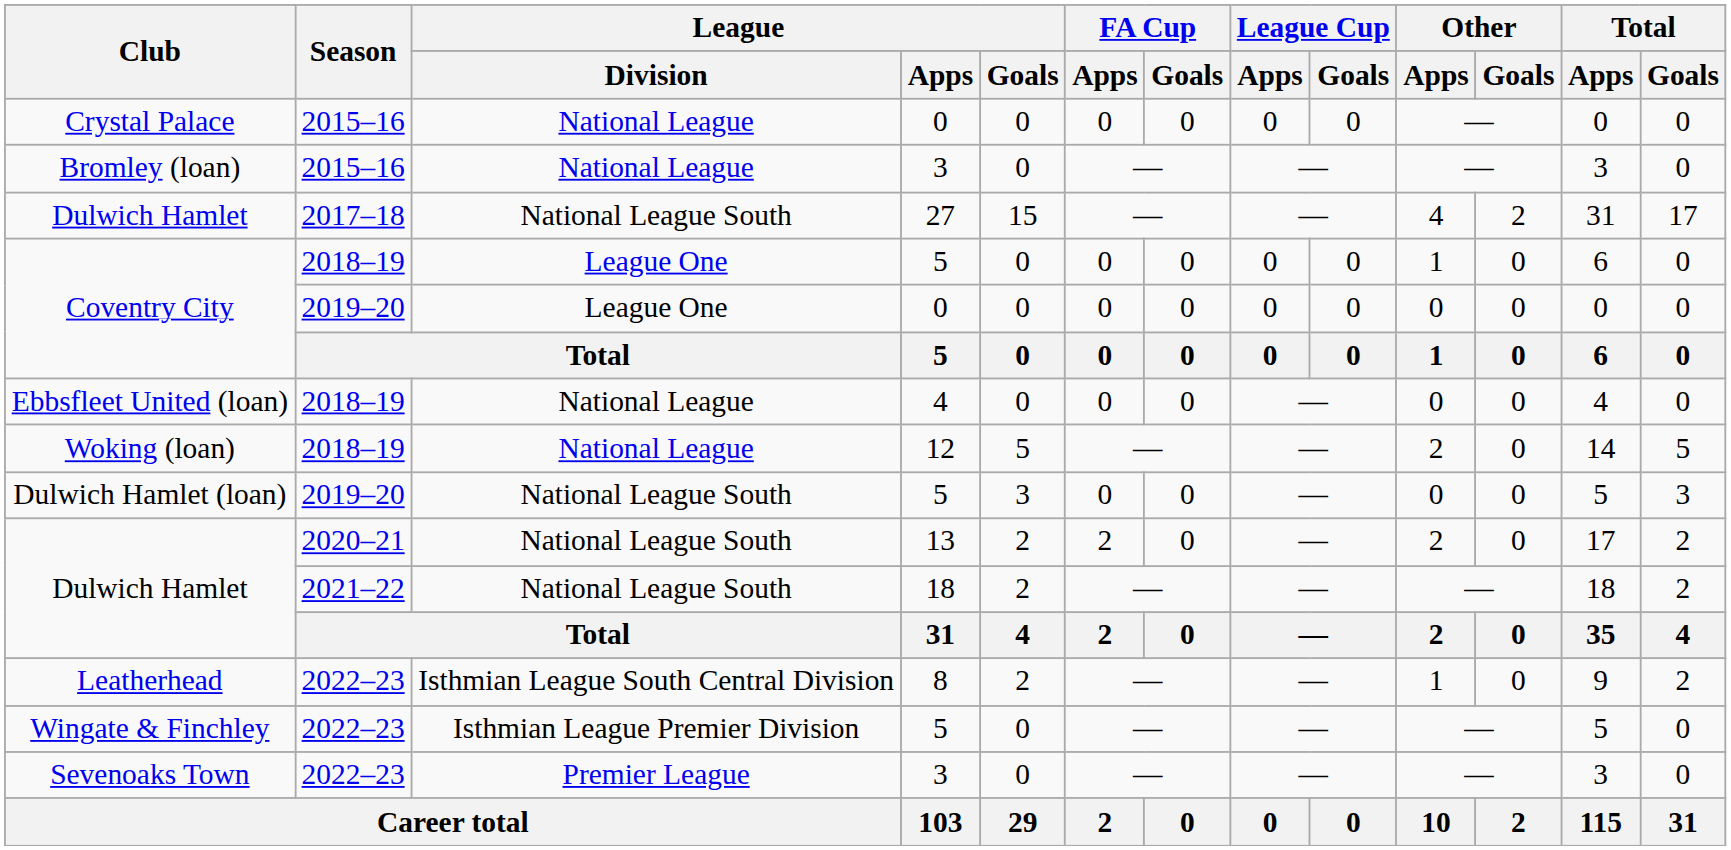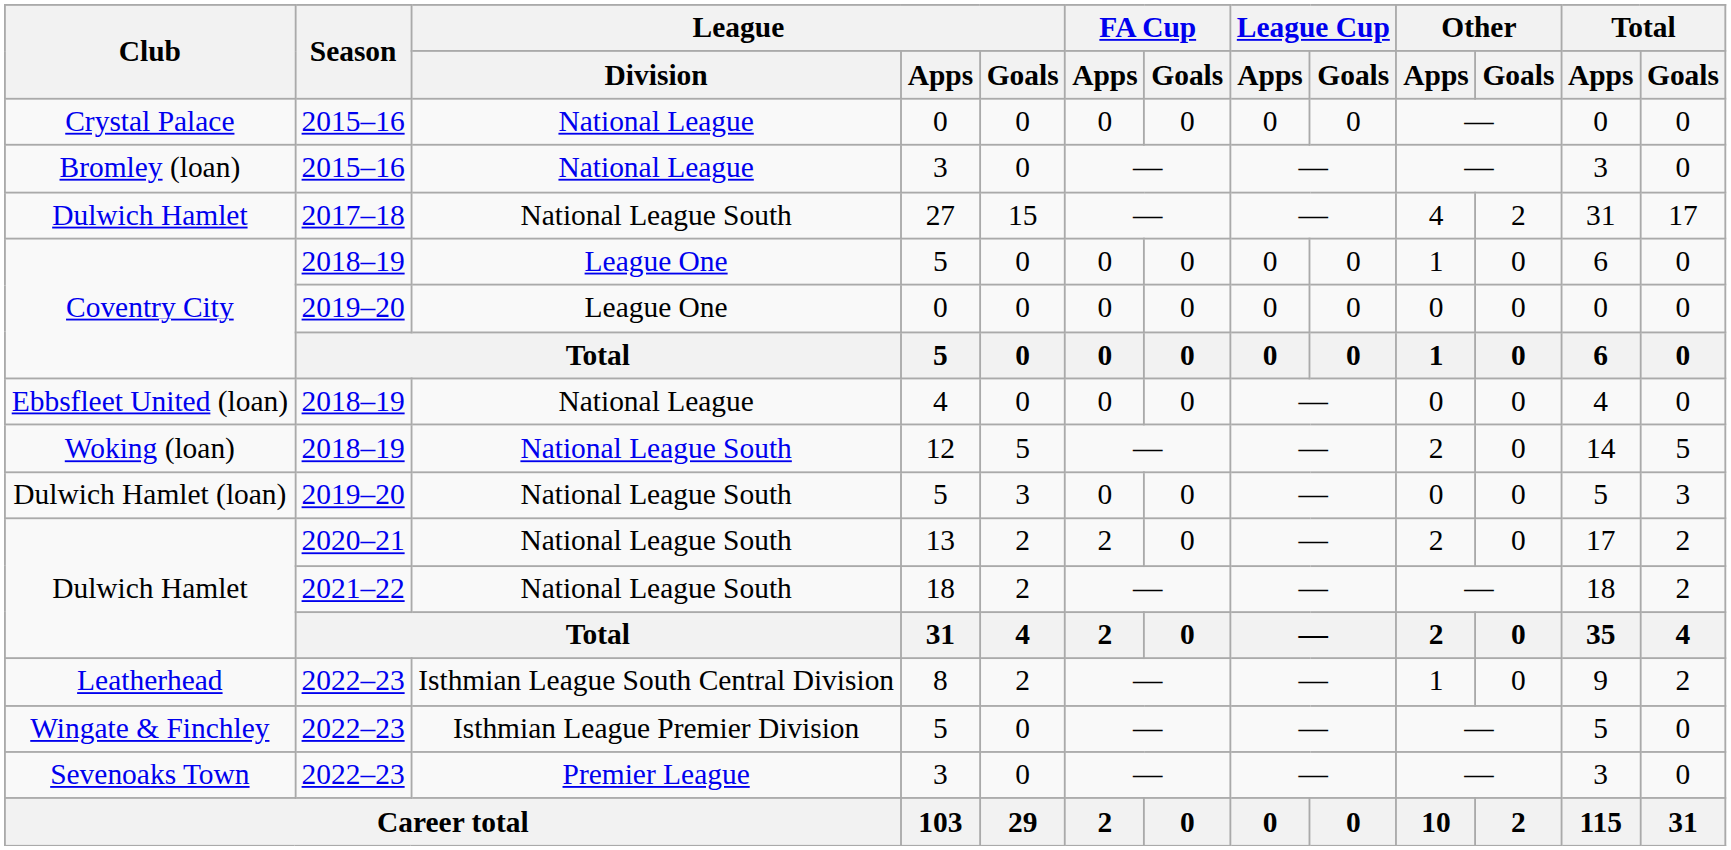(656, 448) National League -> (656, 448) National League South
